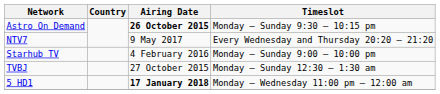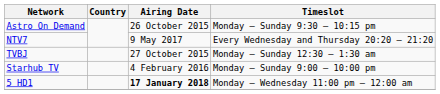(169, 26) bold -> (169, 26) normal
rows swapped: (17, 68) <-> (33, 54)
